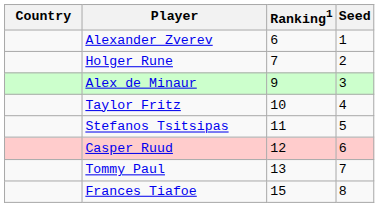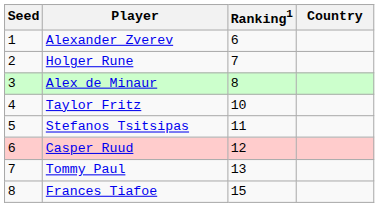columns swapped: (43, 17) <-> (355, 17)
(274, 84) 9 -> (235, 84) 8
